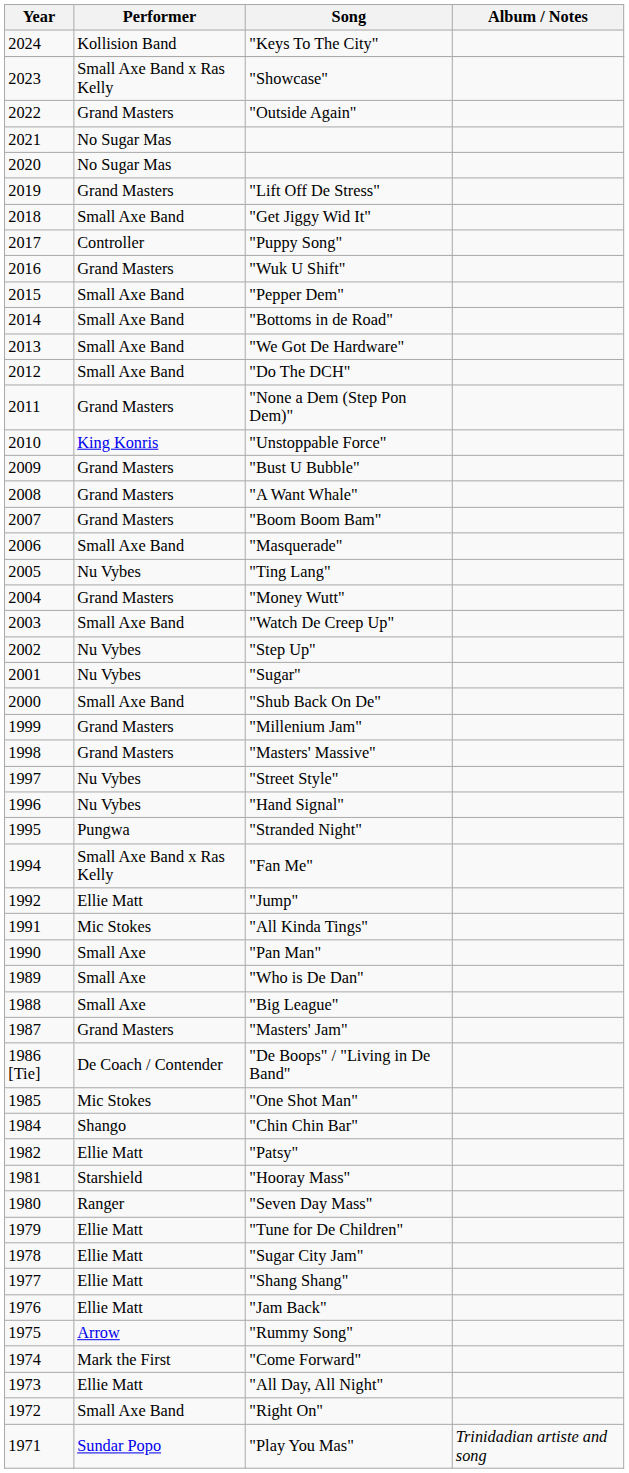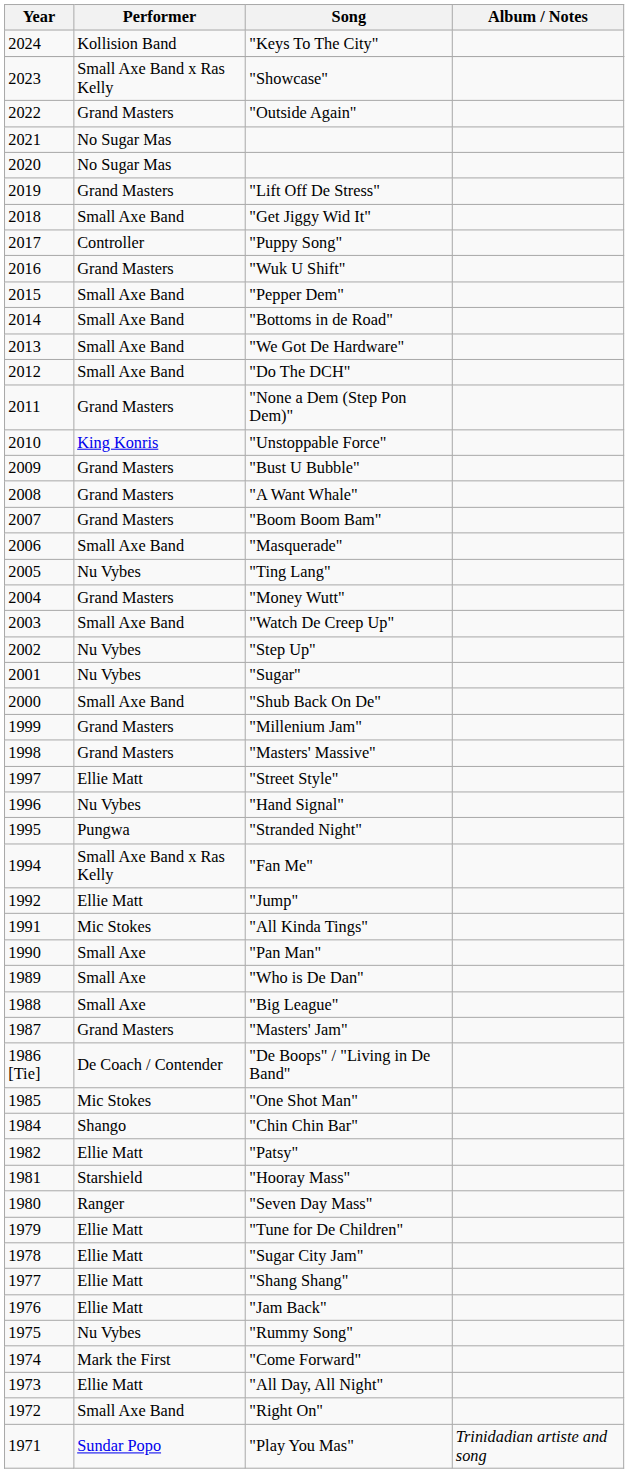(109, 778) Nu Vybes -> (110, 778) Ellie Matt
(98, 1333) Arrow -> (109, 1333) Nu Vybes
